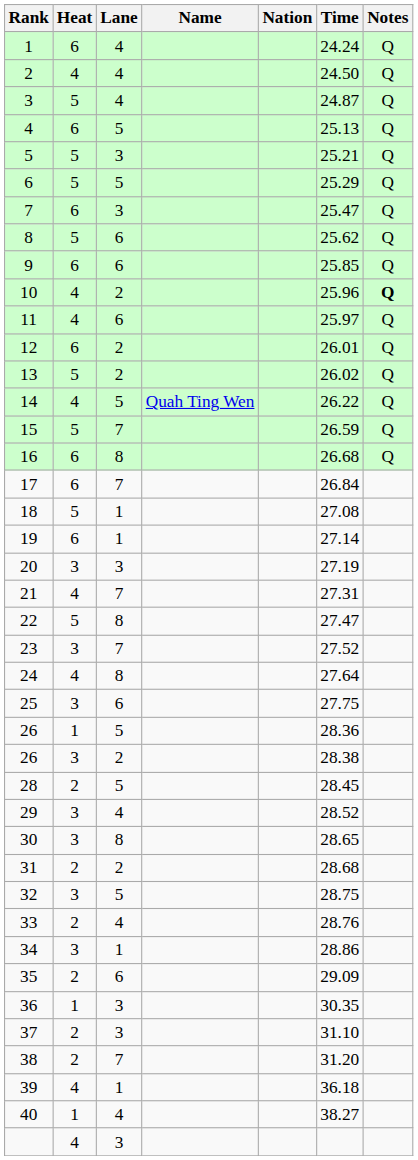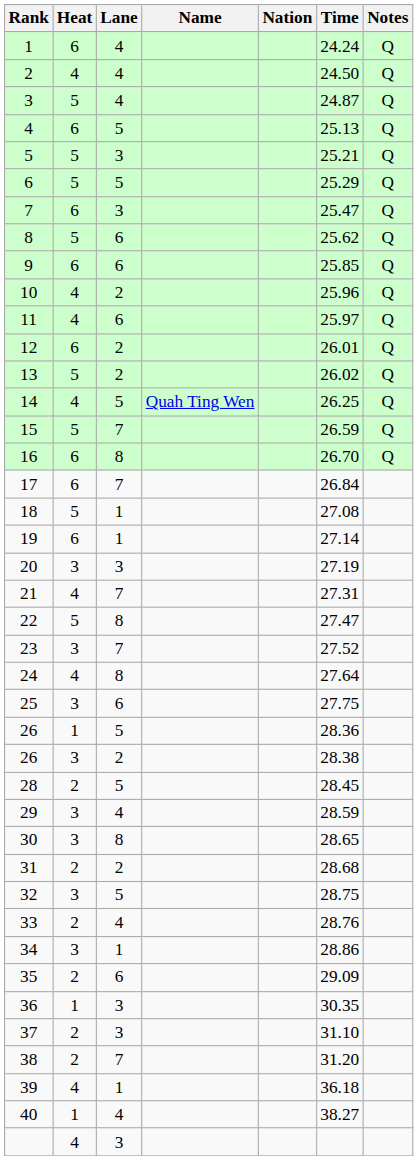(388, 292) bold -> (388, 292) normal
(340, 401) 26.22 -> (340, 401) 26.25
(340, 456) 26.68 -> (340, 456) 26.70
(340, 812) 28.52 -> (340, 812) 28.59
